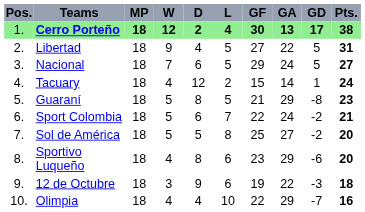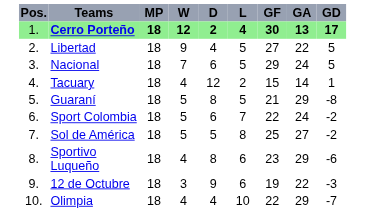- column: (346, 13)
